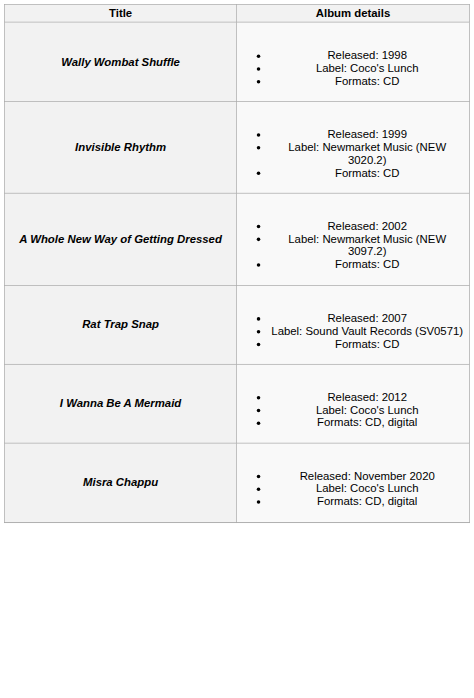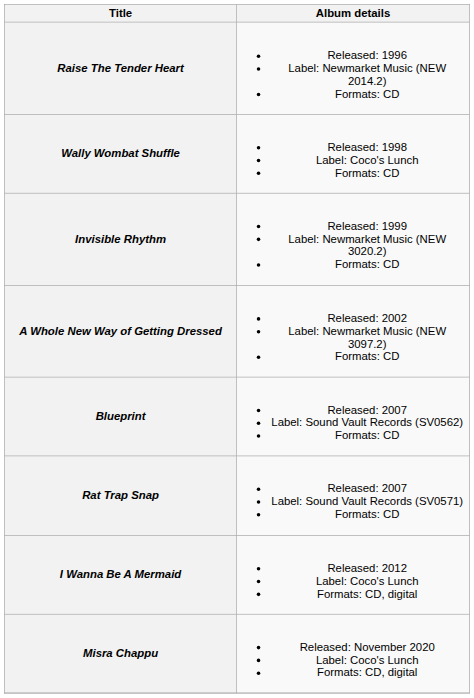+ row: (121, 68)
+ row: (121, 416)
